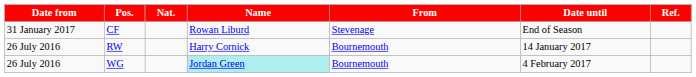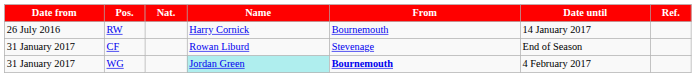rows swapped: (115, 47) <-> (113, 30)
(33, 64) 26 July 2016 -> (41, 64) 31 January 2017
(360, 64) normal -> (362, 64) bold
